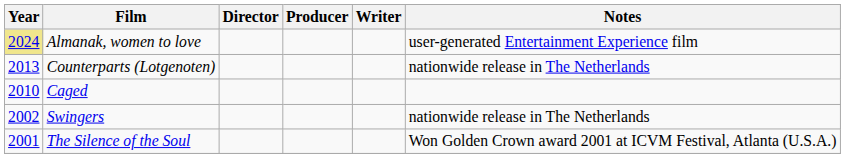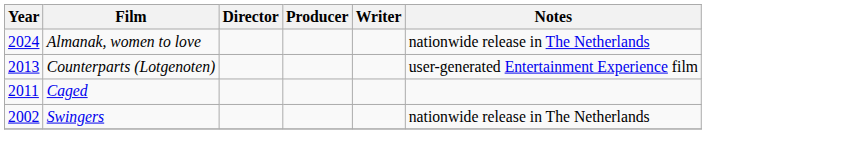(24, 41) khaki background -> (24, 41) no background
(553, 41) user-generated Entertainment Experience film -> (529, 41) nationwide release in The Netherlands
(529, 66) nationwide release in The Netherlands -> (553, 66) user-generated Entertainment Experience film
(24, 91) 2010 -> (23, 91) 2011
- row: (119, 141)
